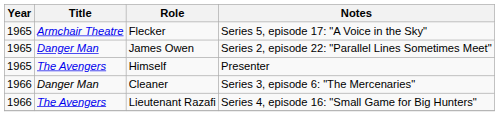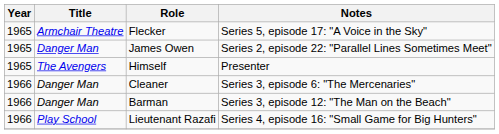+ row: (148, 102)
(72, 102) The Avengers -> (67, 119) Play School
